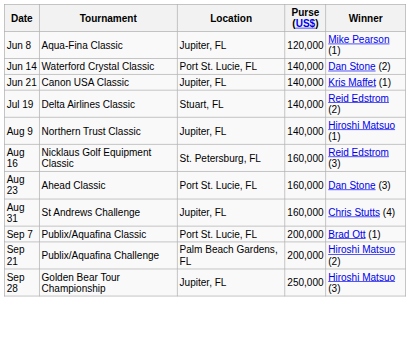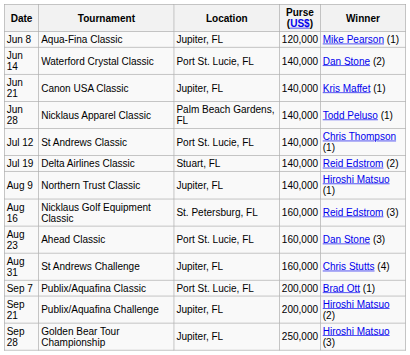+ row: (15, 115)
+ row: (20, 142)
(229, 255) Palm Beach Gardens, FL -> (200, 310) Jupiter, FL
